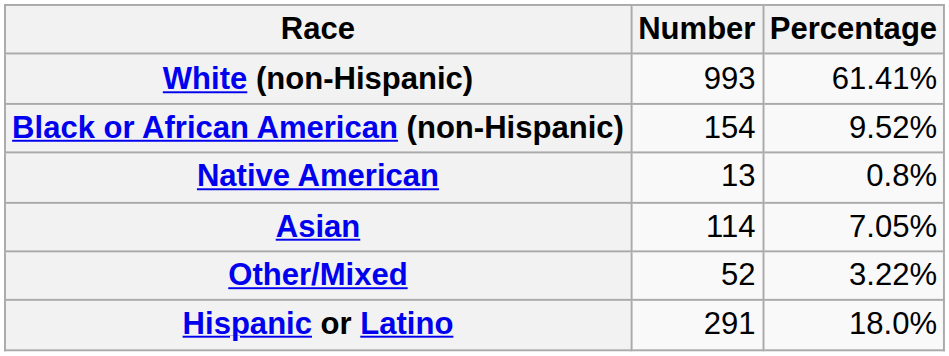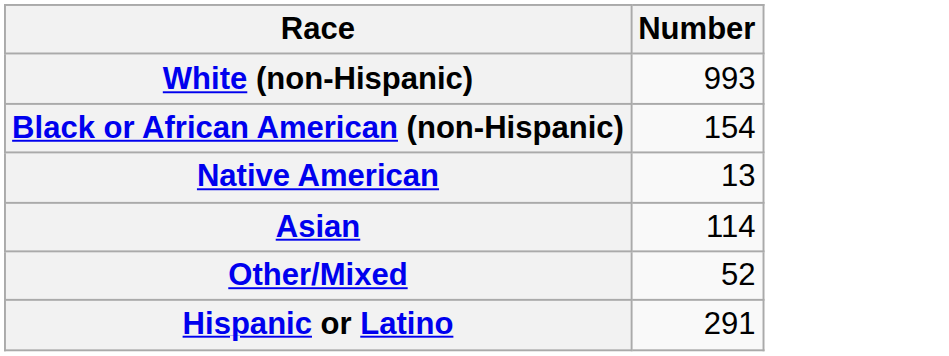- column: (853, 29)
